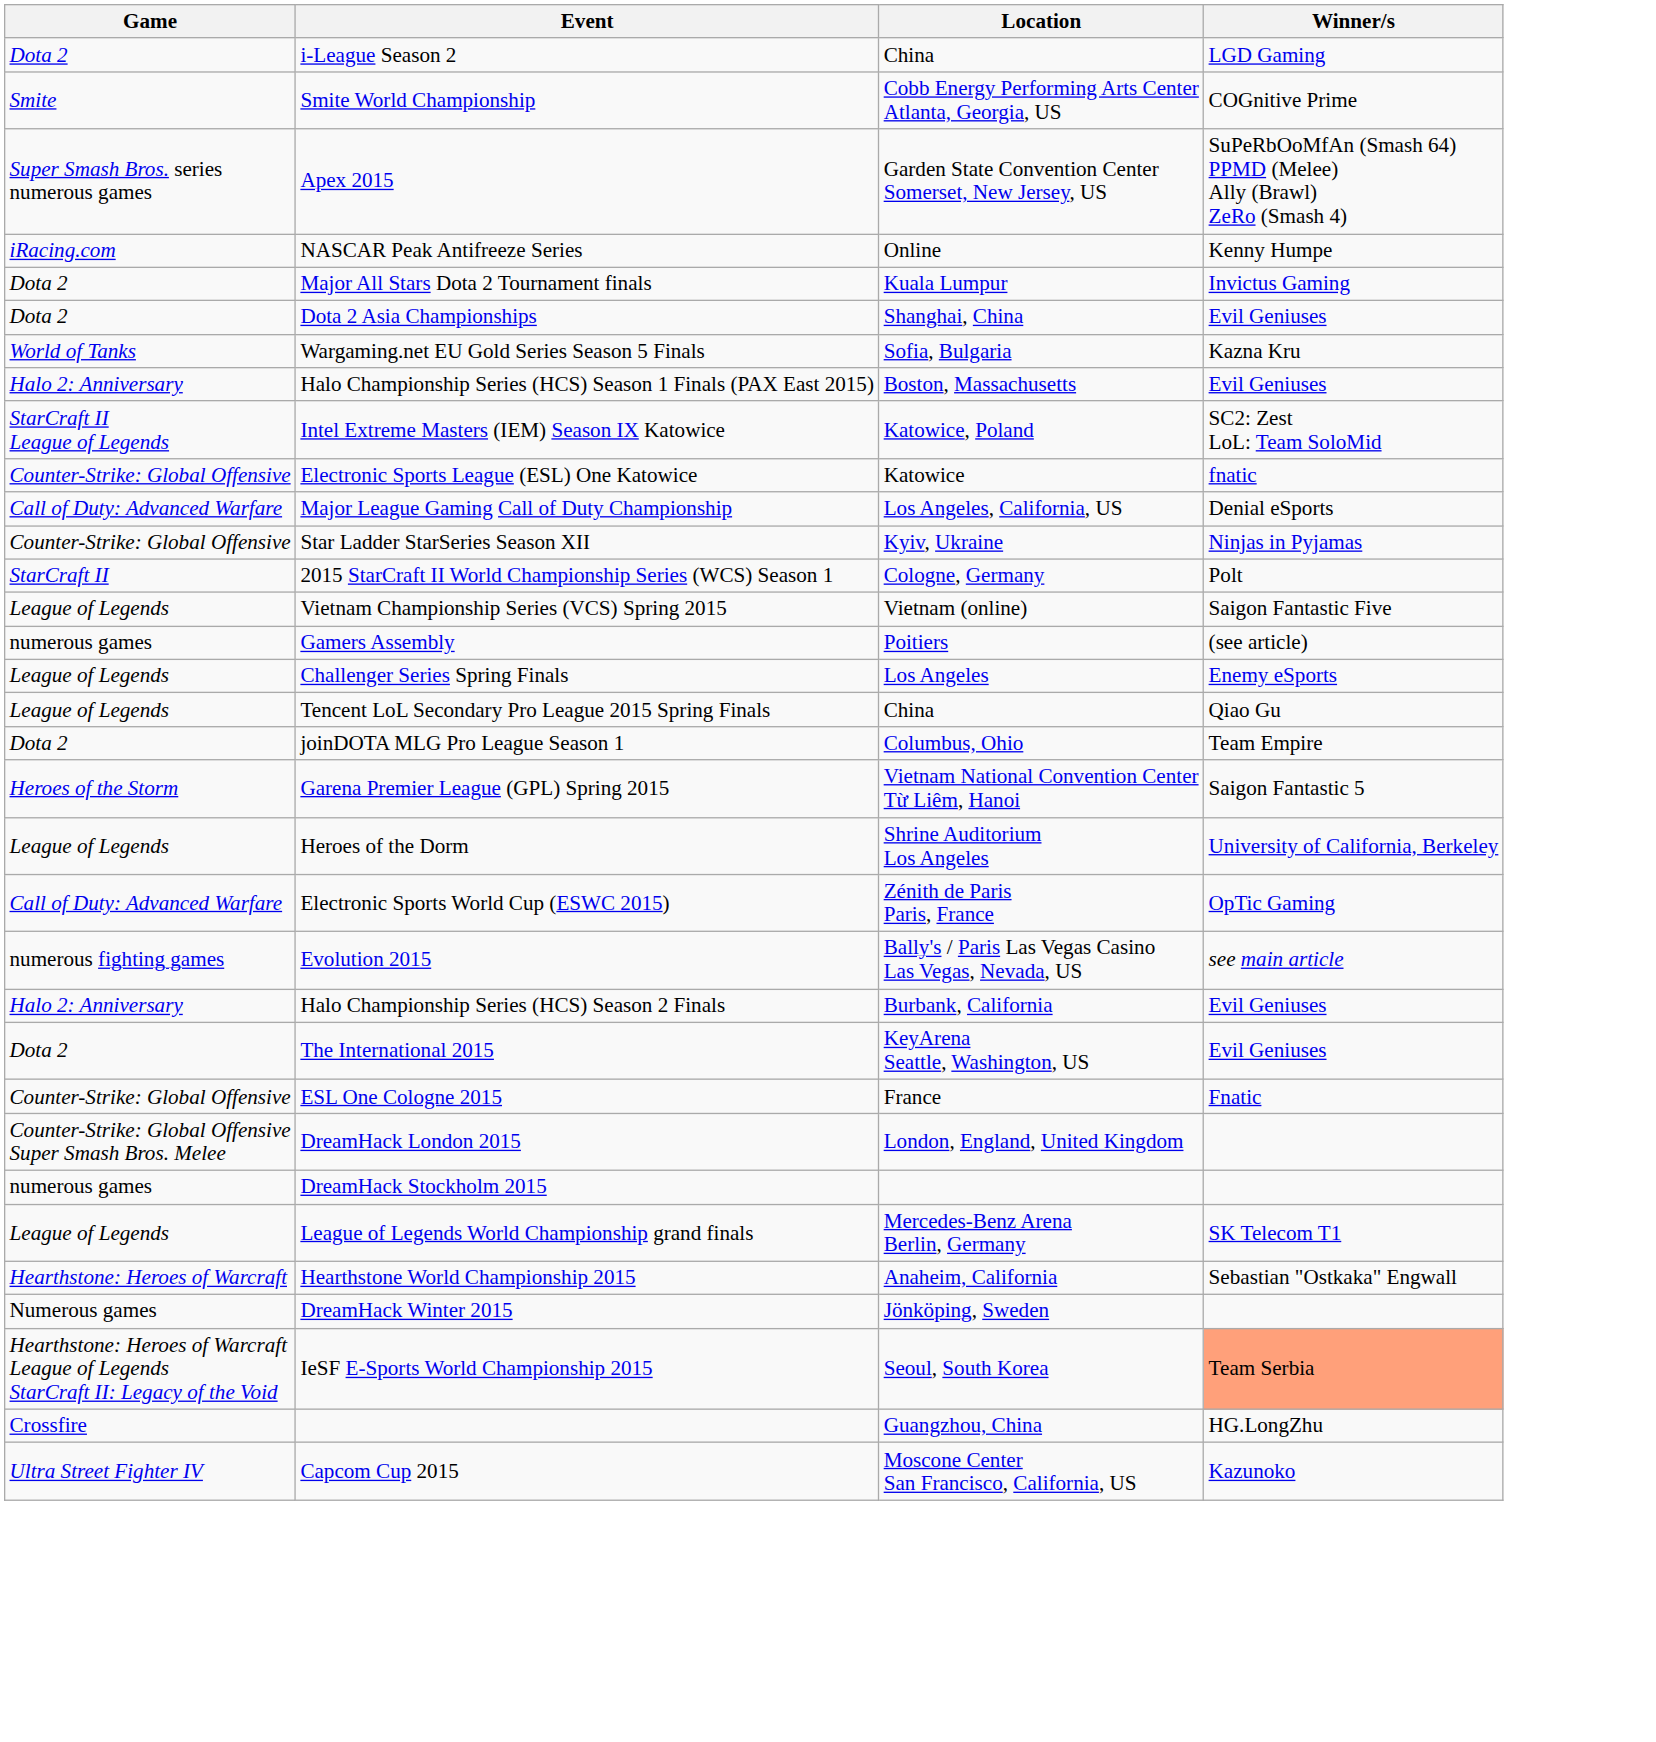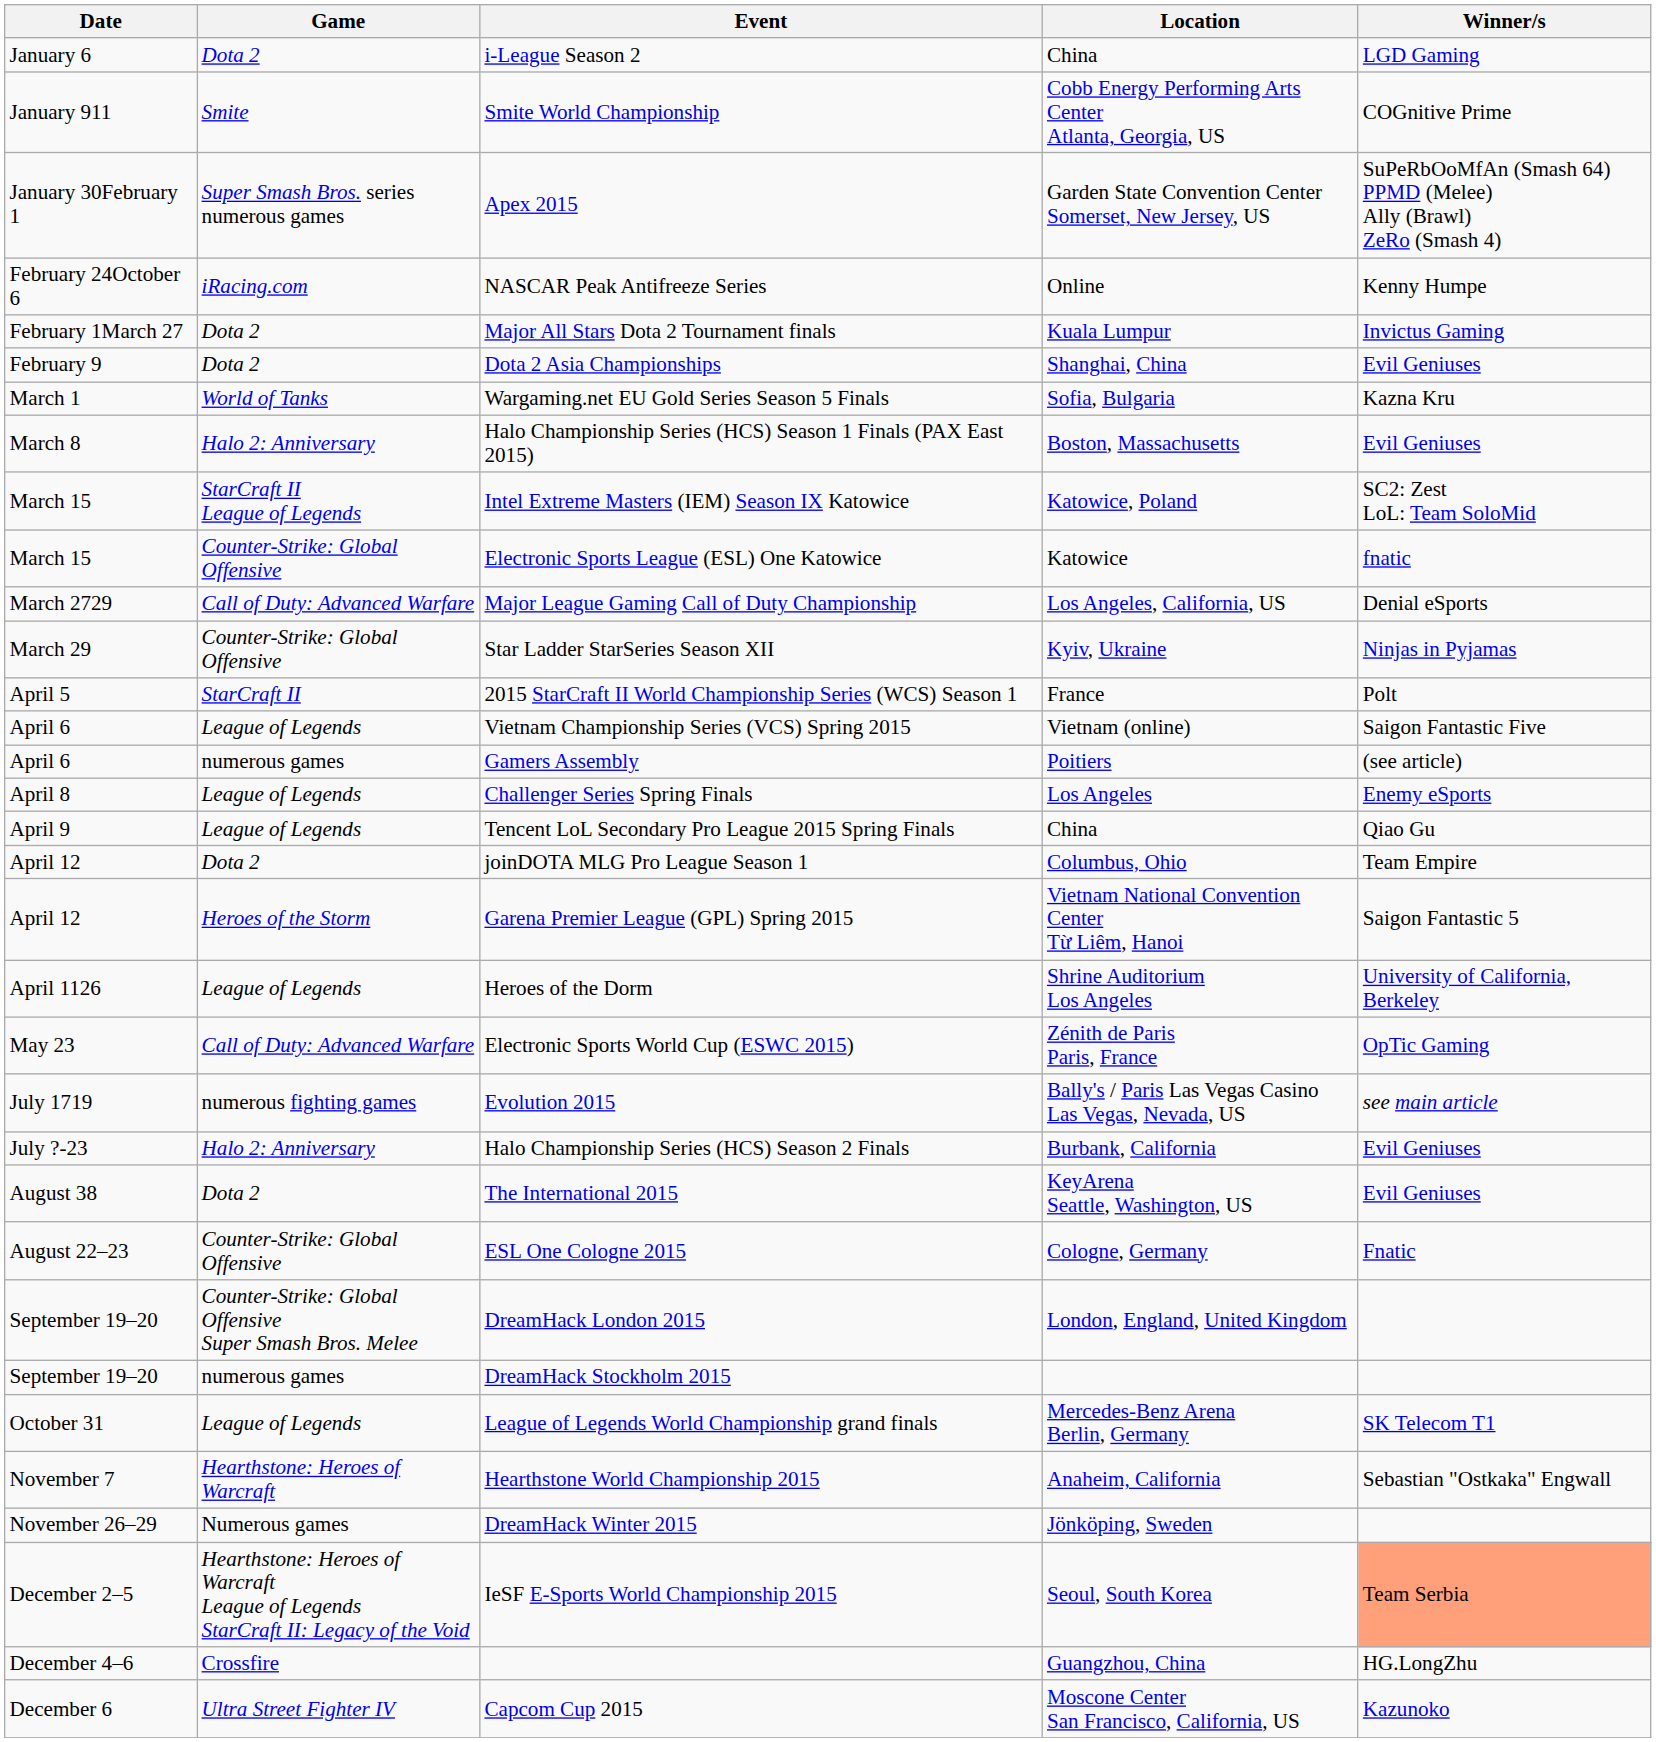+ column: (101, 21)
(964, 575) Cologne, Germany -> (1076, 694) France
(912, 1096) France -> (1127, 1250) Cologne, Germany
